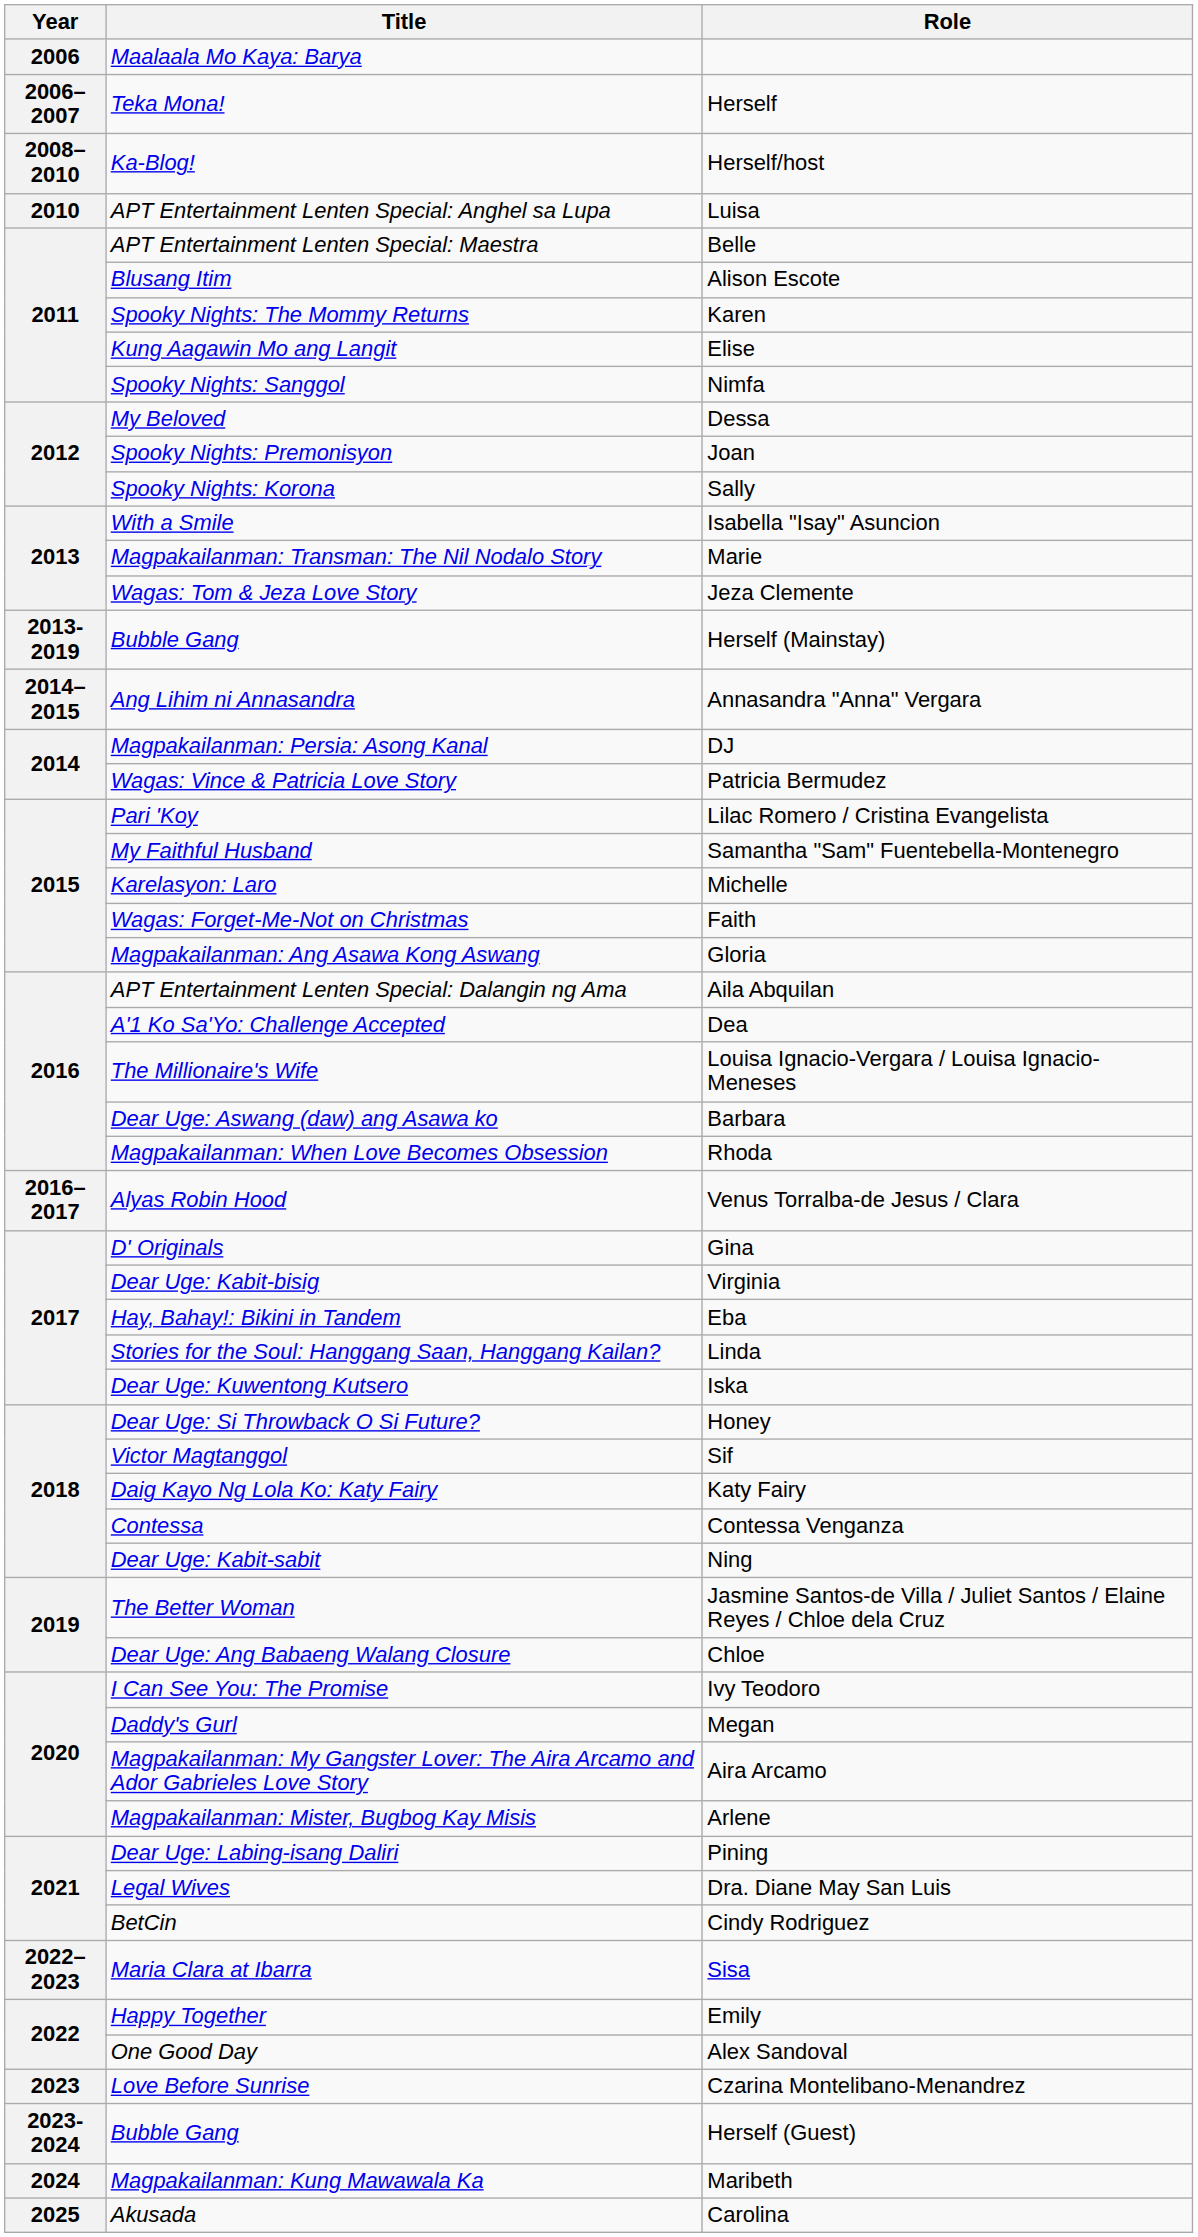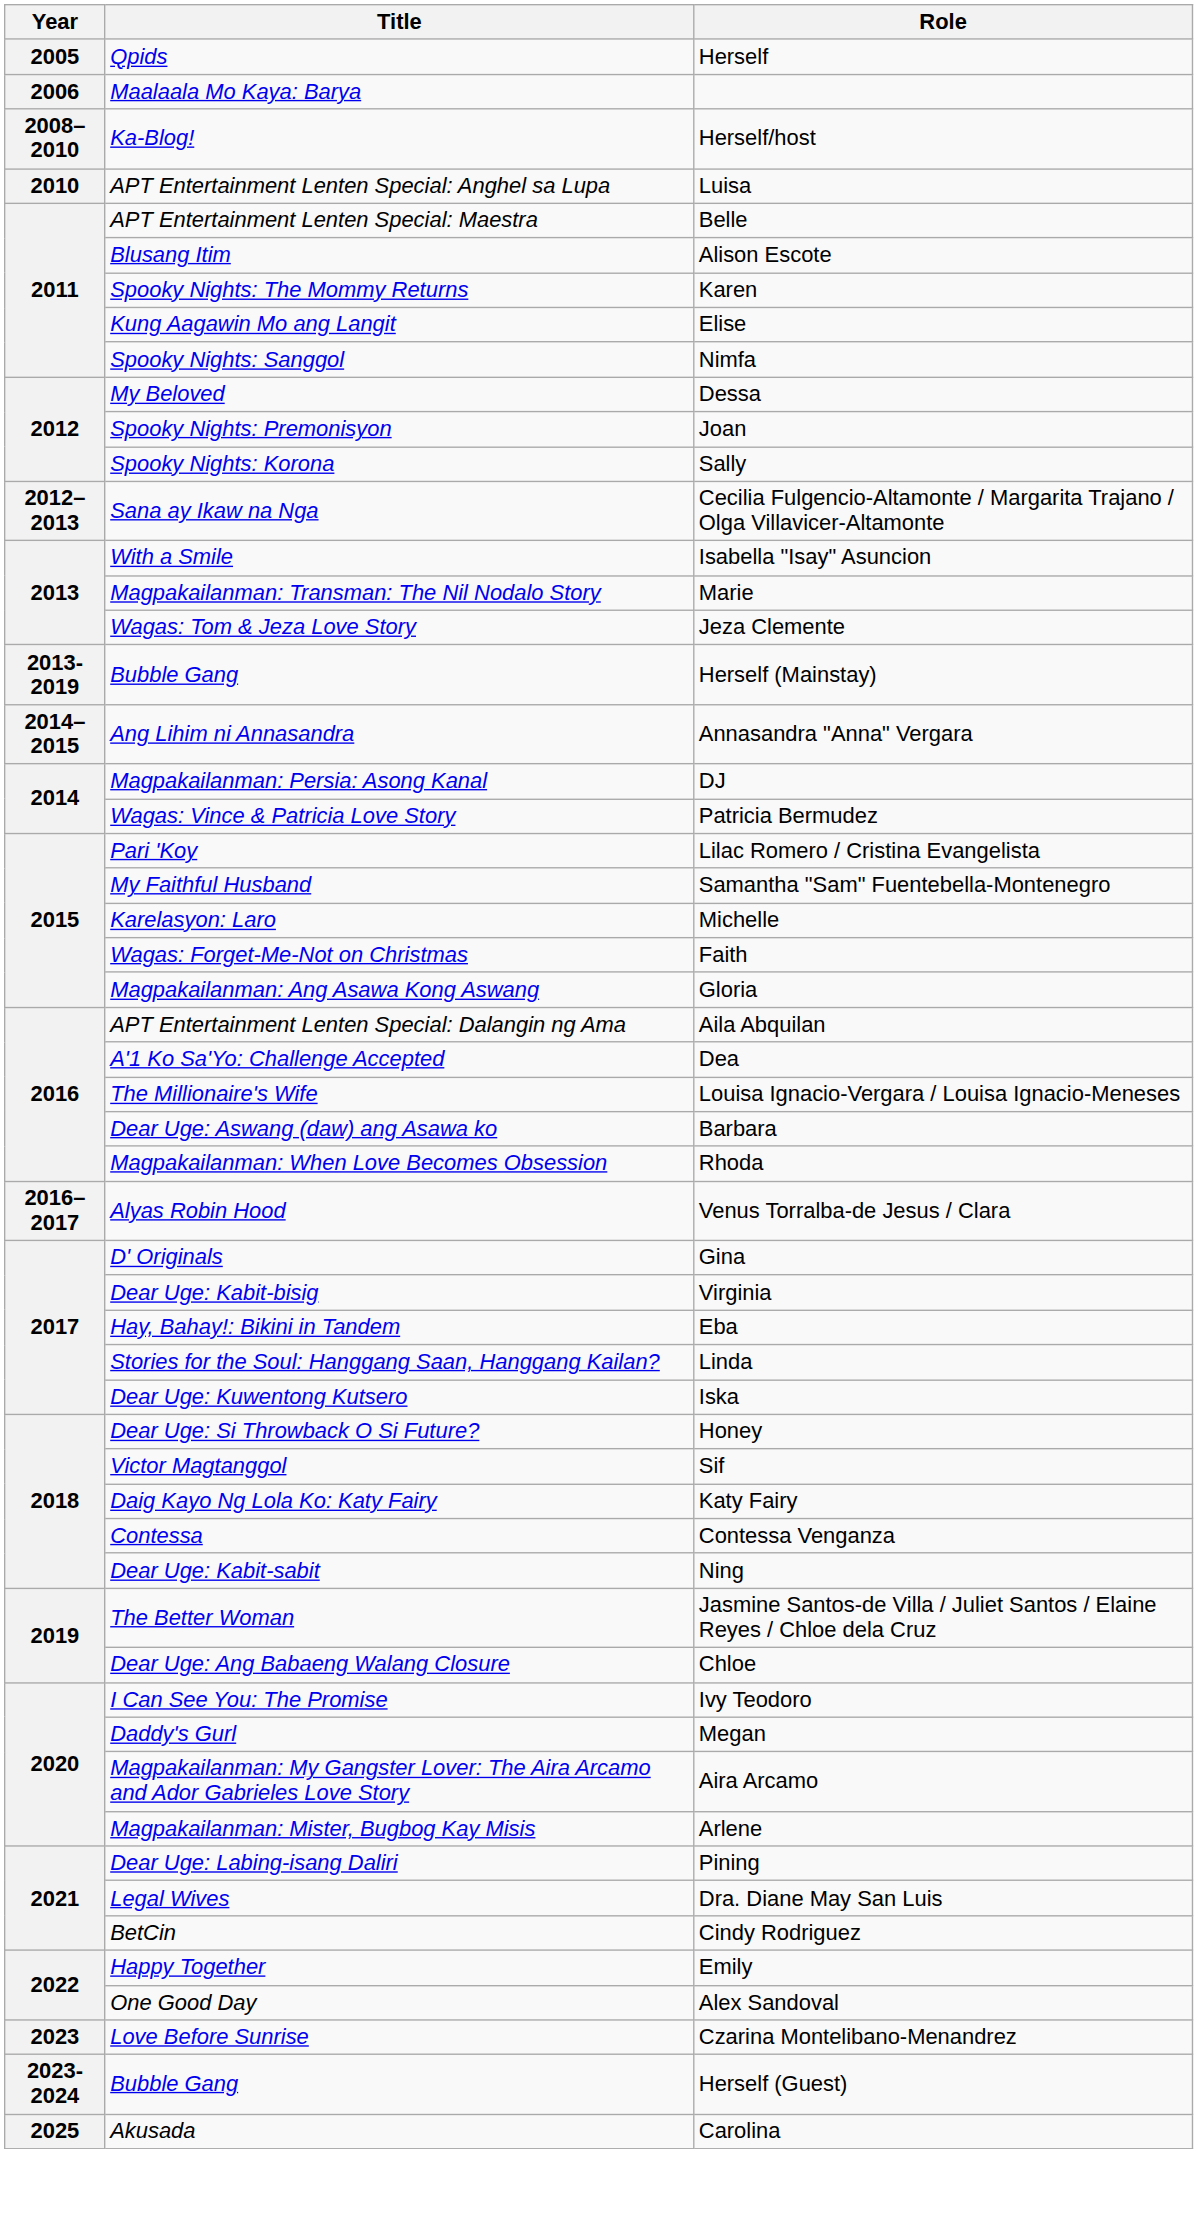+ row: (139, 56)
- row: (168, 103)
+ row: (214, 510)
- row: (211, 1969)
- row: (297, 2180)
